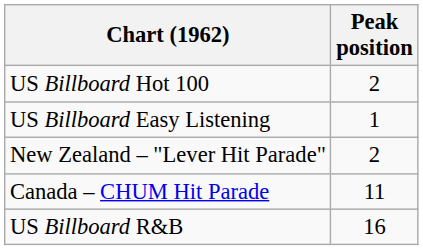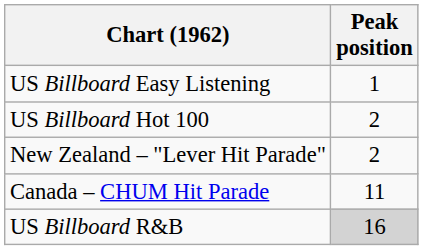rows swapped: (109, 83) <-> (140, 119)
(374, 226) no background -> (374, 226) lightgrey background
